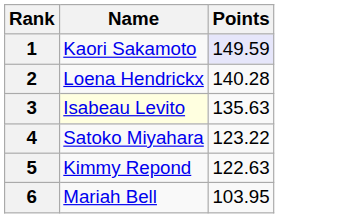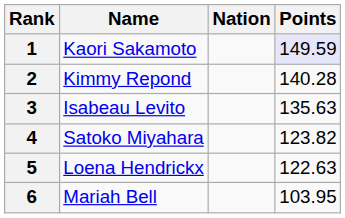+ column: (242, 19)
(134, 78) Loena Hendrickx -> (127, 78) Kimmy Repond
(124, 108) lightyellow background -> (124, 108) no background
(241, 138) 123.22 -> (308, 138) 123.82
(127, 167) Kimmy Repond -> (134, 167) Loena Hendrickx
